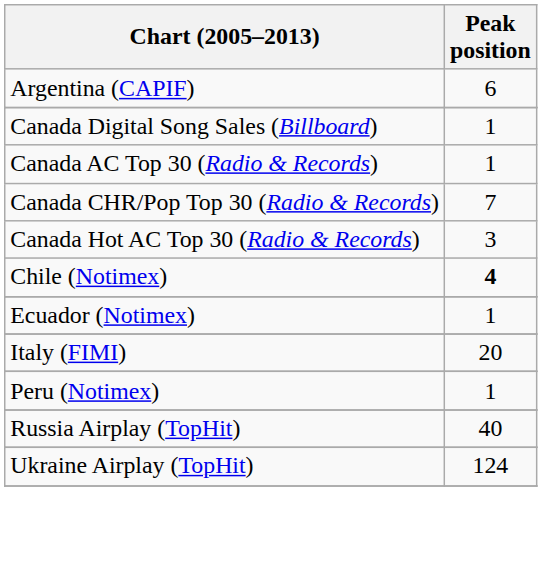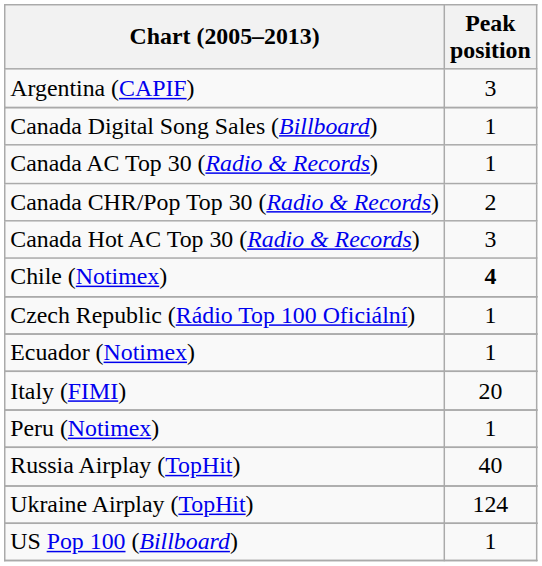(490, 88) 6 -> (490, 88) 3
(490, 201) 7 -> (490, 201) 2
+ row: (213, 314)
+ row: (124, 541)
